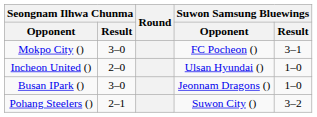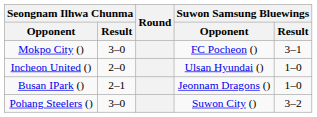(117, 85) 3–0 -> (117, 85) 2–1
(117, 103) 2–1 -> (117, 103) 3–0
